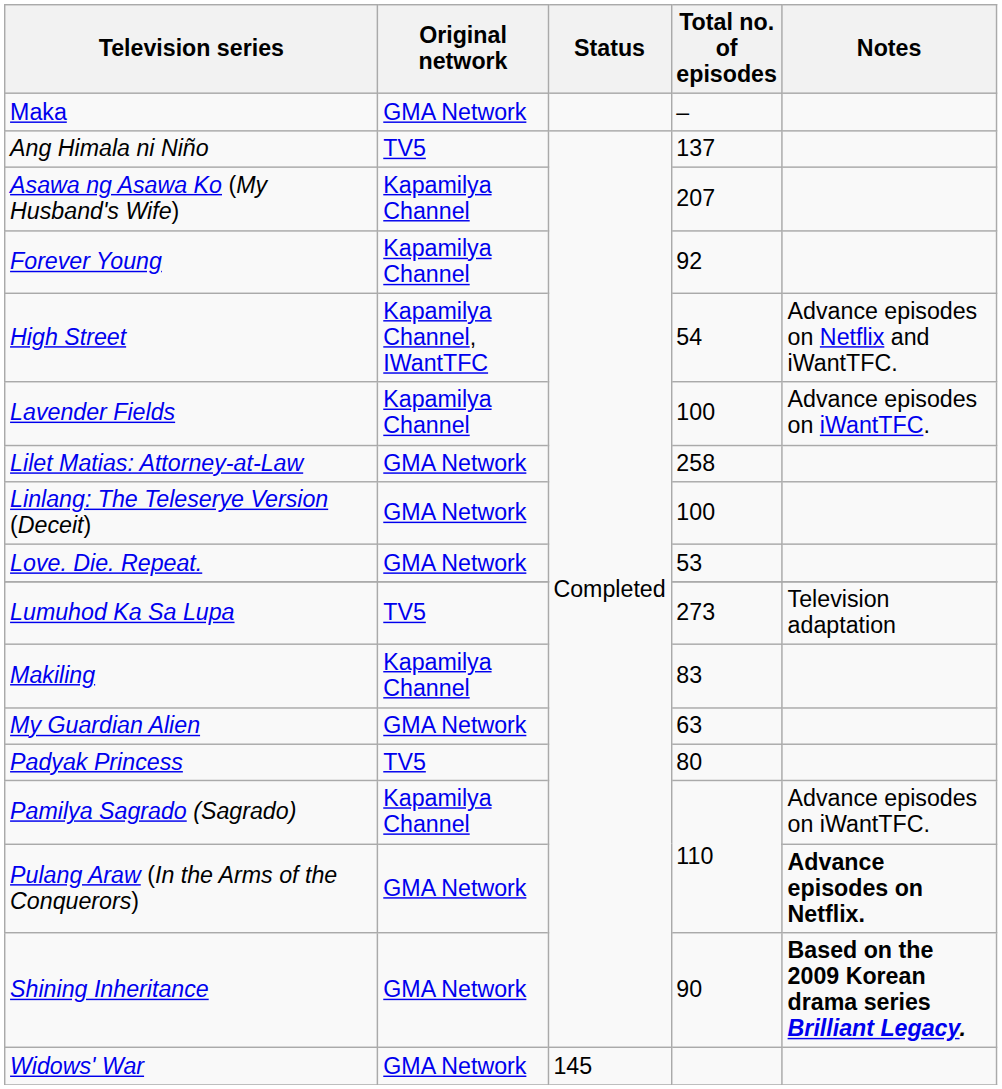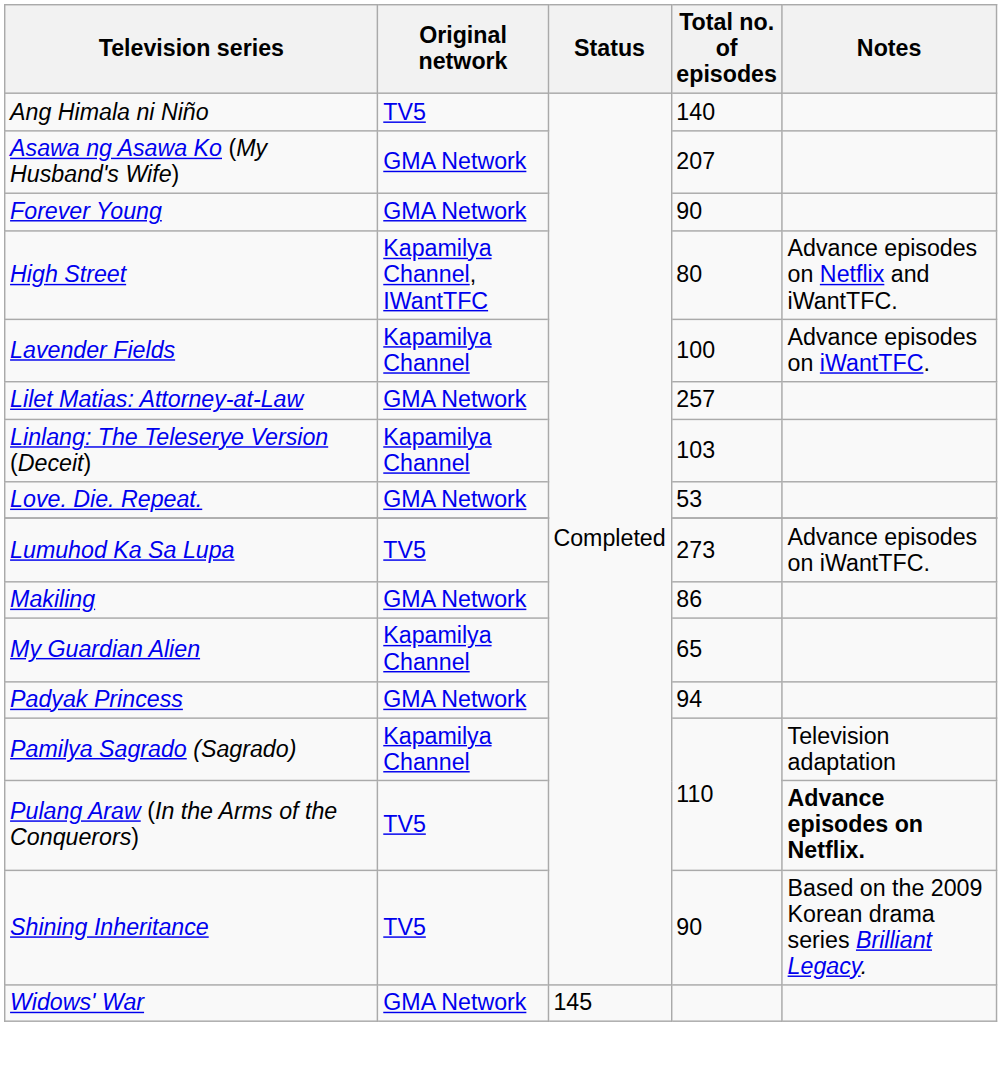- row: (38, 111)
(696, 148) 137 -> (696, 111) 140
(437, 198) Kapamilya Channel -> (455, 161) GMA Network
(437, 261) Kapamilya Channel -> (455, 211) GMA Network
(689, 261) 92 -> (689, 211) 90
(689, 337) 54 -> (689, 274) 80
(696, 463) 258 -> (696, 400) 257
(455, 512) GMA Network -> (437, 450) Kapamilya Channel
(696, 512) 100 -> (696, 450) 103
(842, 612) Television adaptation -> (882, 549) Advance episodes on iWantTFC.
(437, 675) Kapamilya Channel -> (455, 599) GMA Network
(689, 675) 83 -> (689, 599) 86
(455, 725) GMA Network -> (437, 649) Kapamilya Channel
(689, 725) 63 -> (689, 649) 65
(405, 762) TV5 -> (455, 699) GMA Network
(689, 762) 80 -> (689, 699) 94
(882, 812) Advance episodes on iWantTFC. -> (842, 749) Television adaptation
(455, 888) GMA Network -> (405, 825) TV5
(455, 990) GMA Network -> (405, 927) TV5
(877, 990) bold -> (885, 927) normal
